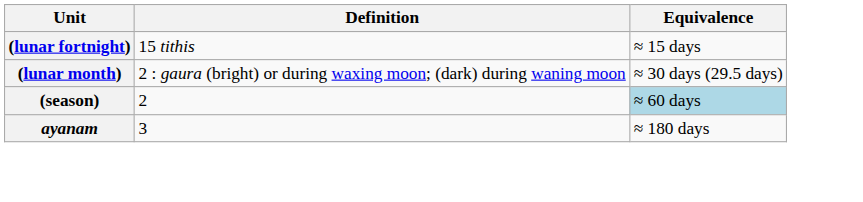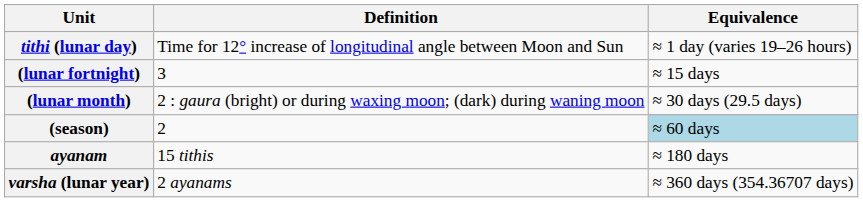+ row: (79, 45)
(167, 45) 15 tithis -> (162, 73) 3
(143, 127) 3 -> (185, 155) 15 tithis
+ row: (79, 182)
